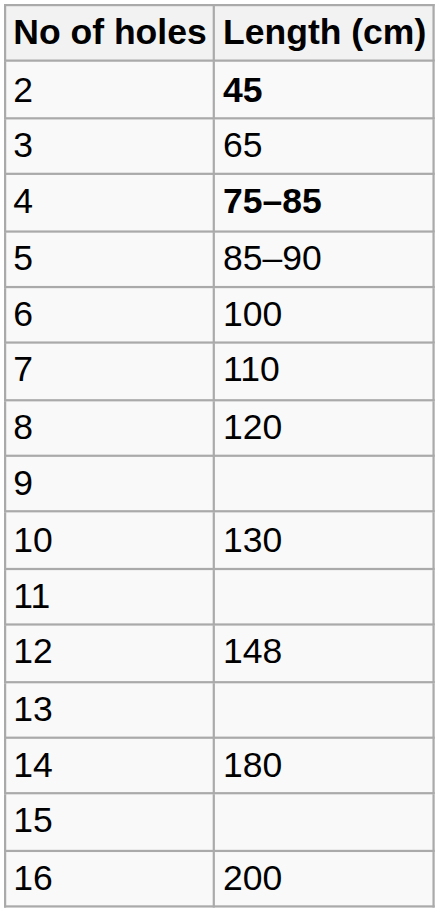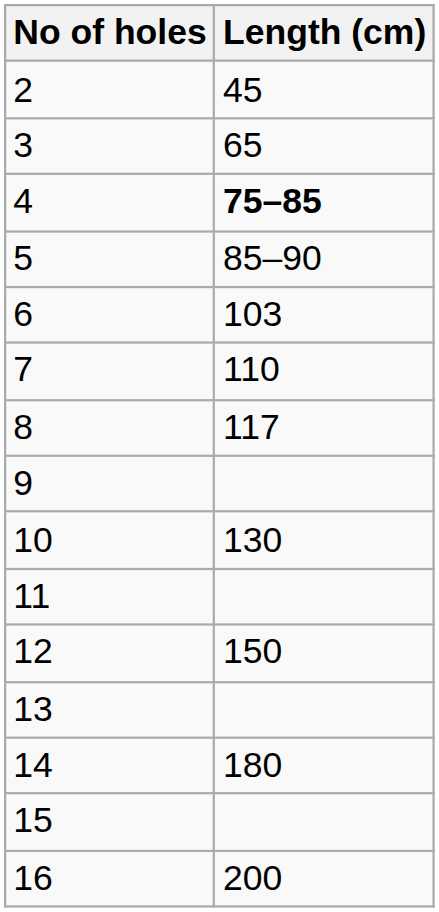(243, 88) bold -> (243, 88) normal
(253, 314) 100 -> (253, 314) 103
(253, 426) 120 -> (251, 426) 117
(253, 652) 148 -> (253, 652) 150
